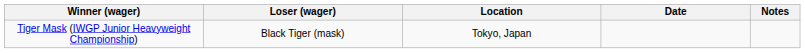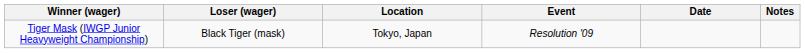+ column: (561, 12)
